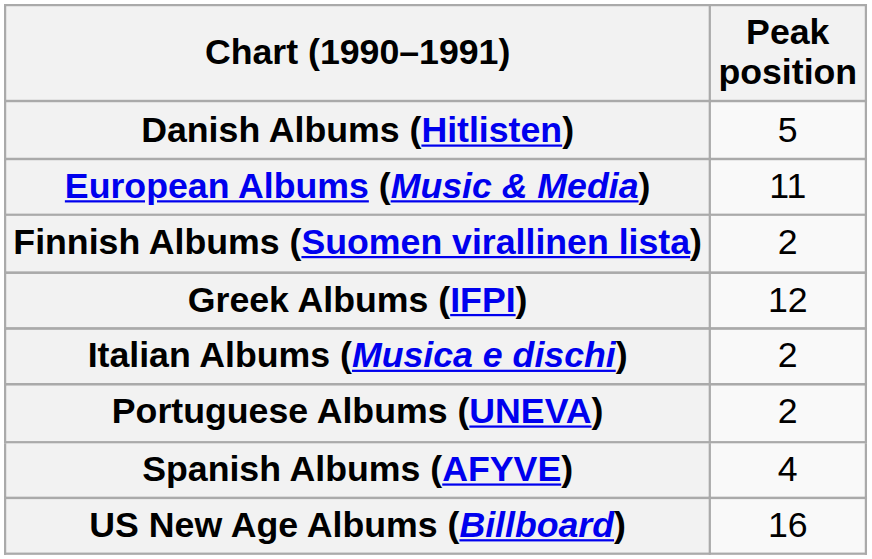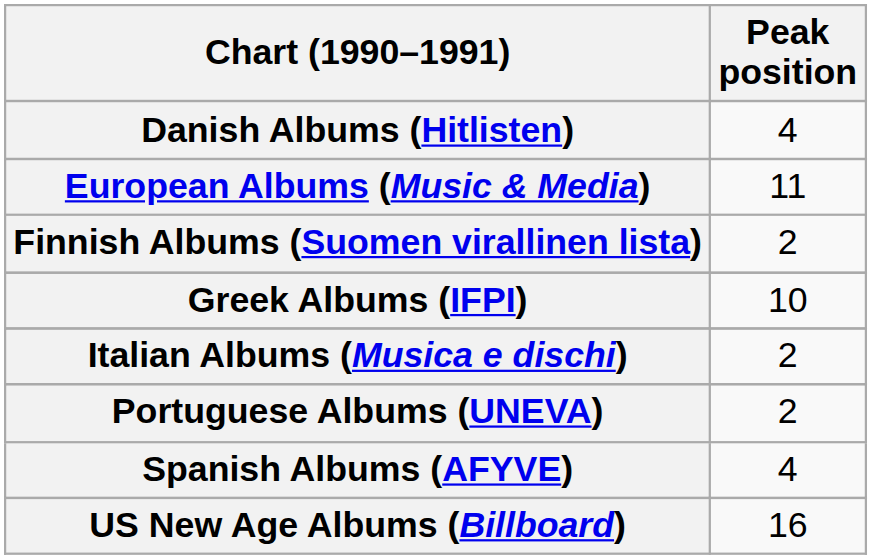(788, 129) 5 -> (788, 129) 4
(788, 299) 12 -> (788, 299) 10
